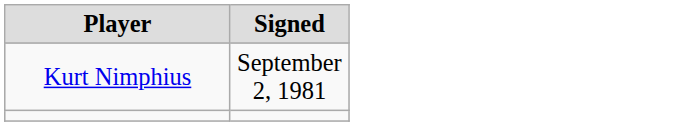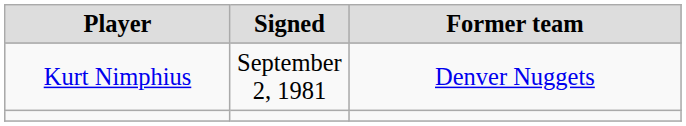+ column: (515, 23)
